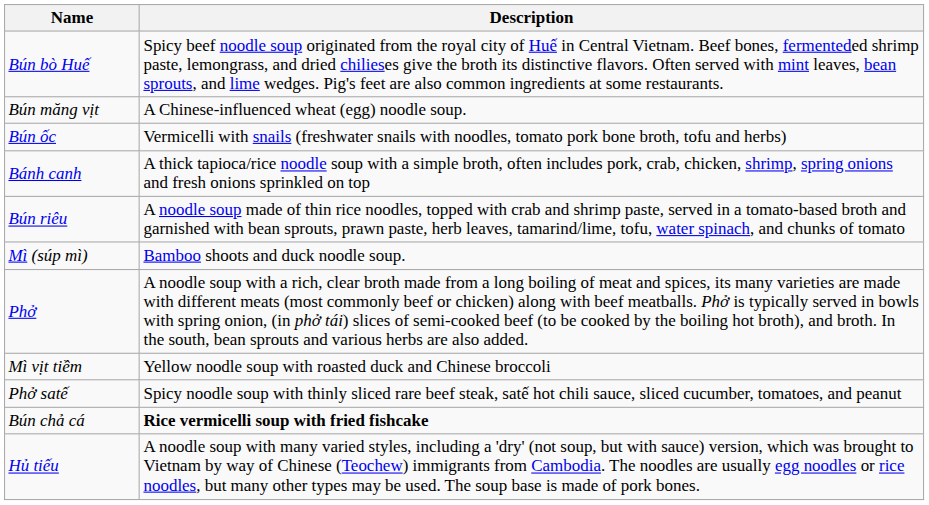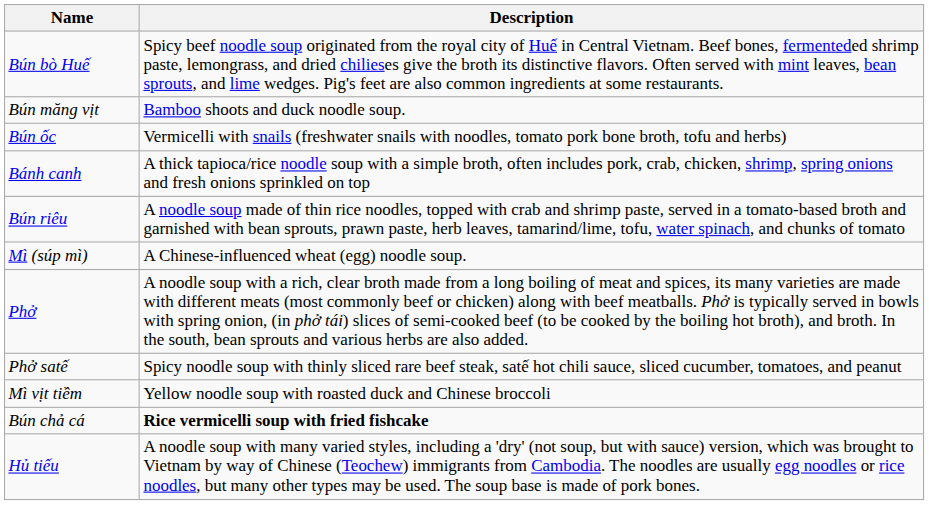(305, 109) A Chinese-influenced wheat (egg) noodle soup. -> (274, 109) Bamboo shoots and duck noodle soup.
(274, 255) Bamboo shoots and duck noodle soup. -> (305, 255) A Chinese-influenced wheat (egg) noodle soup.
rows swapped: (38, 393) <-> (45, 366)
